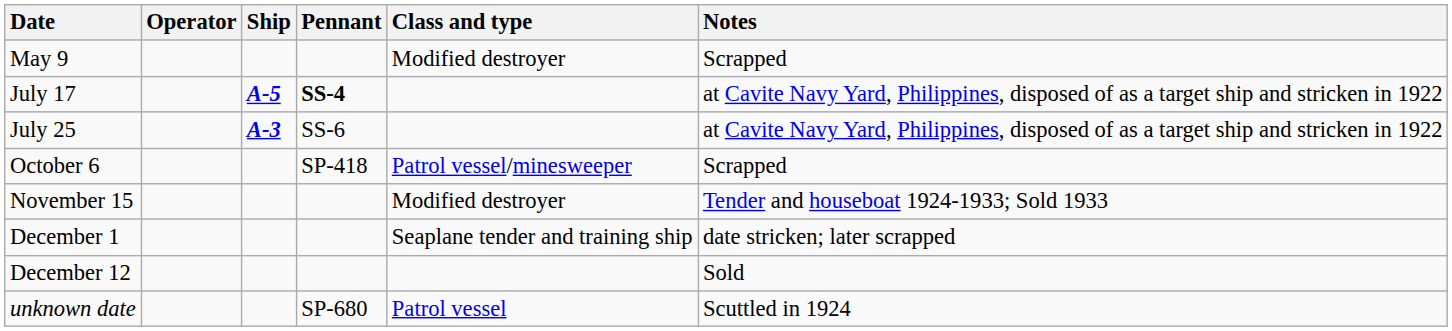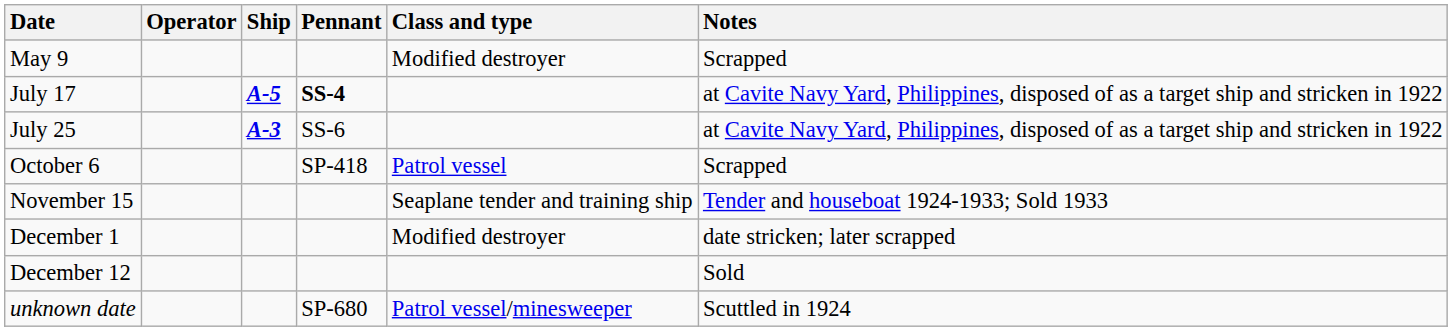(512, 165) Patrol vessel/minesweeper -> (449, 165) Patrol vessel
(479, 201) Modified destroyer -> (542, 201) Seaplane tender and training ship
(542, 237) Seaplane tender and training ship -> (479, 237) Modified destroyer
(449, 308) Patrol vessel -> (512, 308) Patrol vessel/minesweeper
